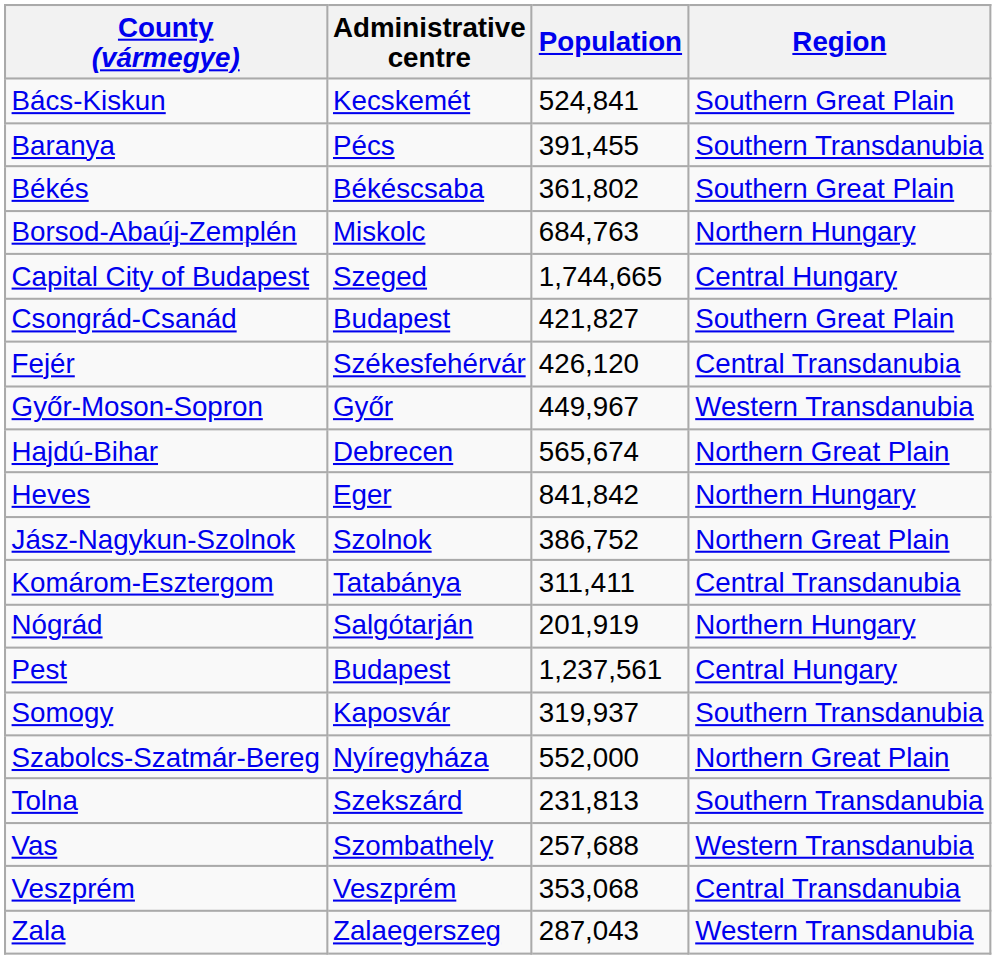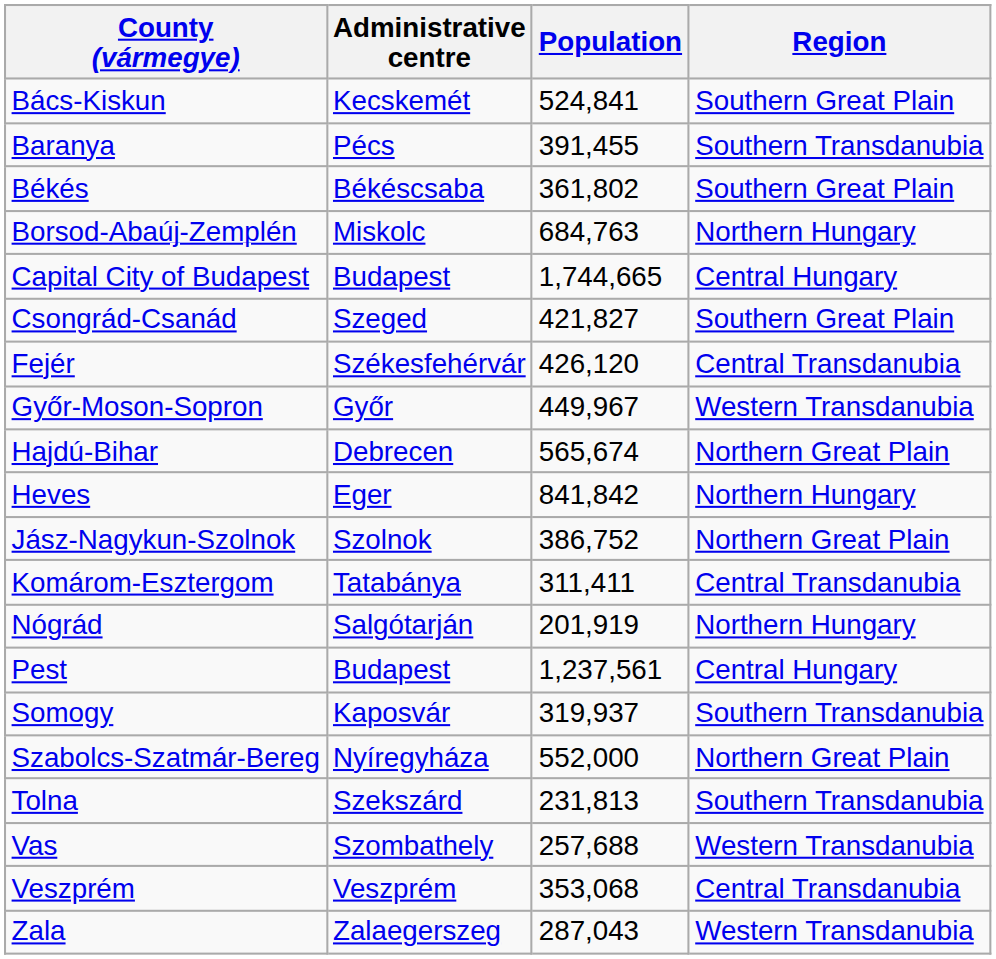(380, 276) Szeged -> (392, 276) Budapest
(392, 319) Budapest -> (380, 319) Szeged
